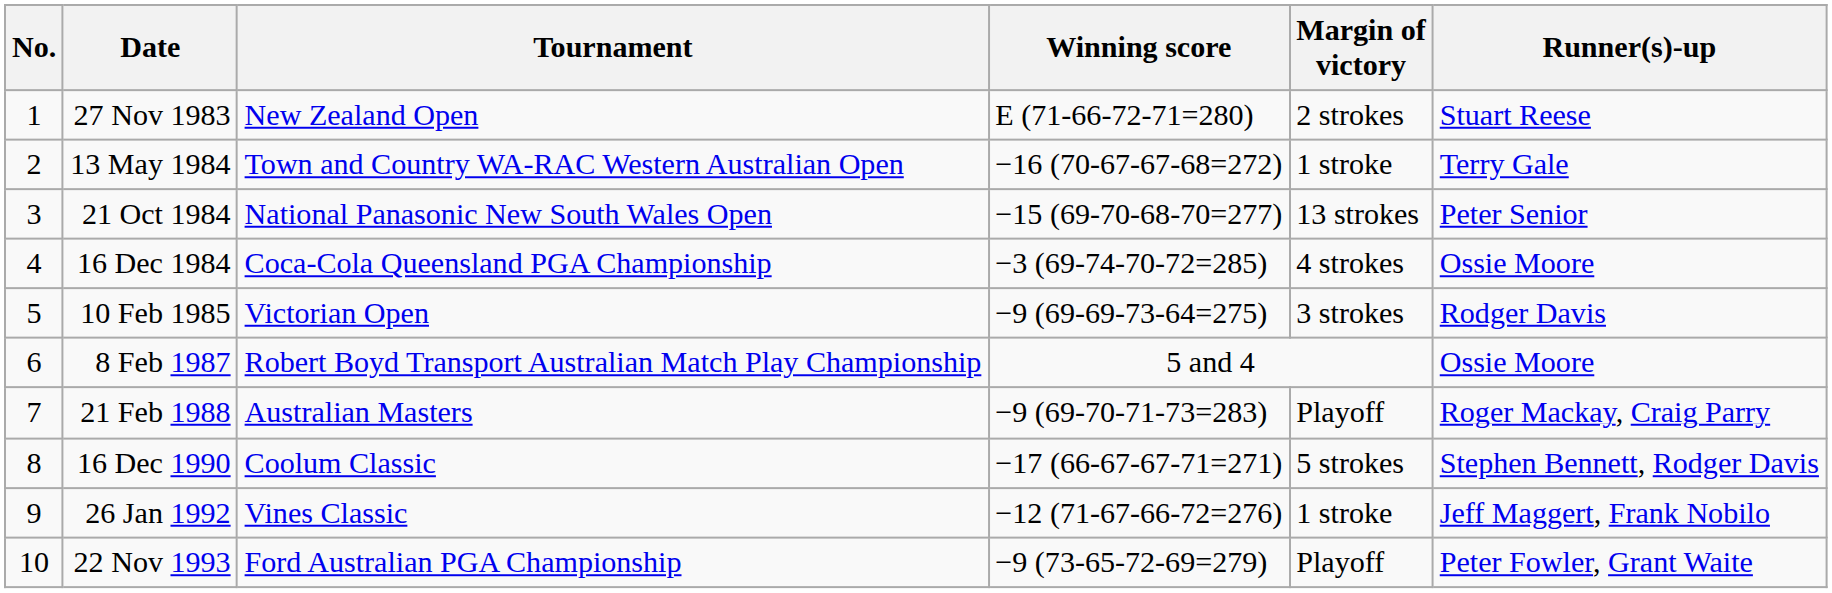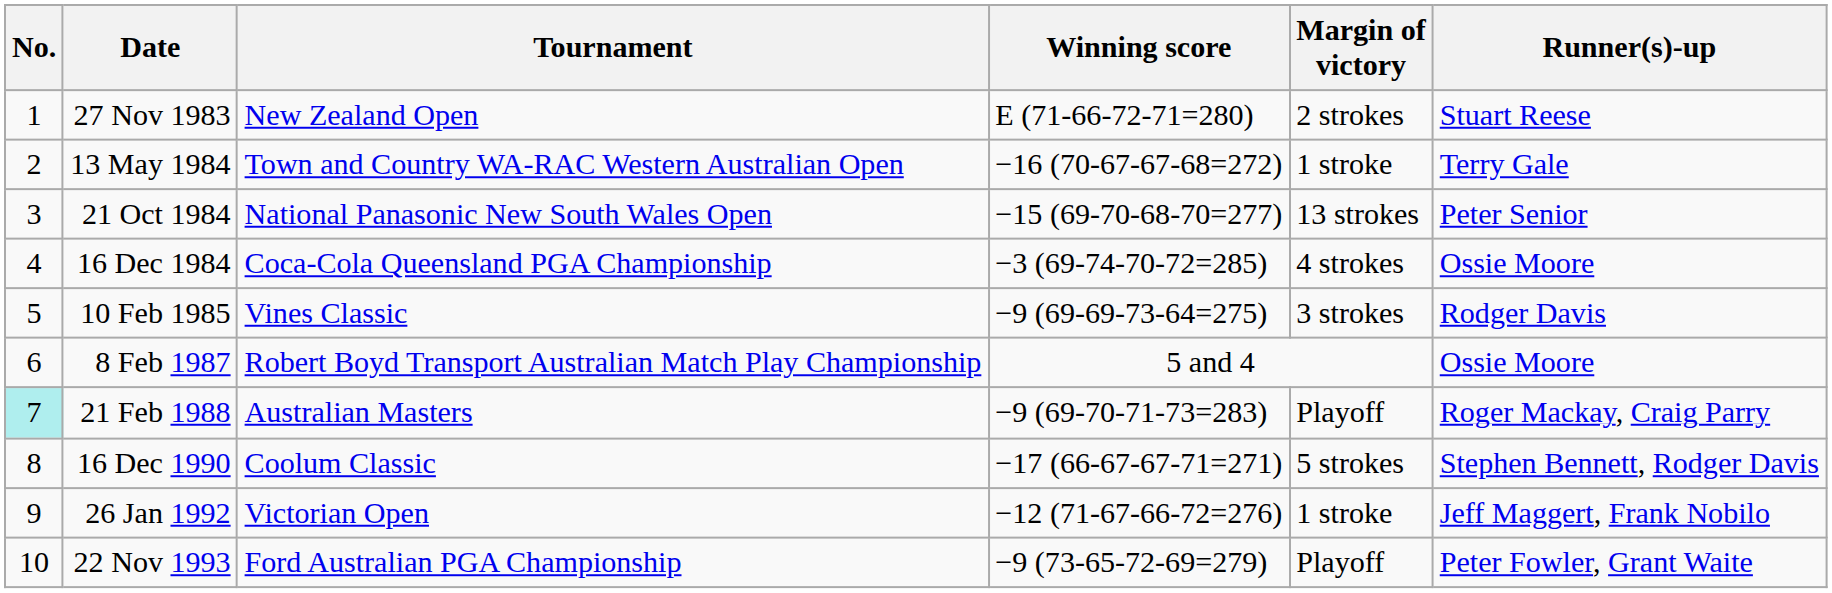(337, 313) Victorian Open -> (326, 313) Vines Classic
(34, 412) no background -> (34, 412) paleturquoise background
(326, 511) Vines Classic -> (337, 511) Victorian Open
